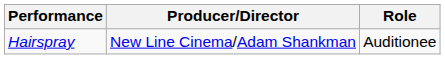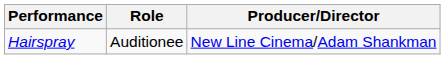columns swapped: (400, 16) <-> (233, 16)
